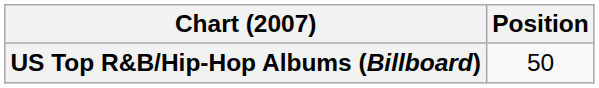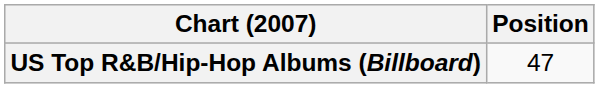(540, 62) 50 -> (540, 62) 47
